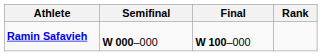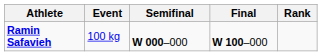+ column: (107, 13)
